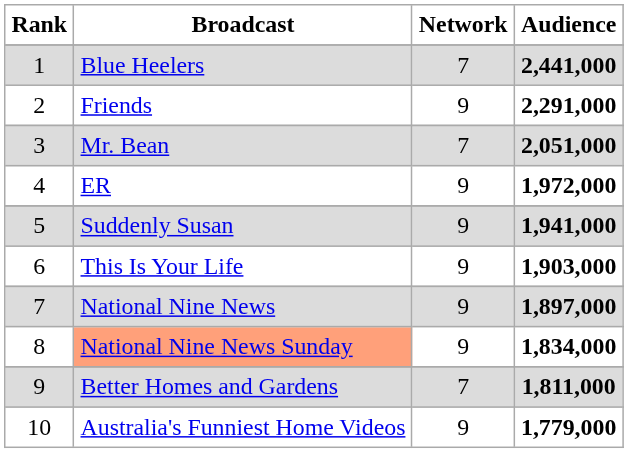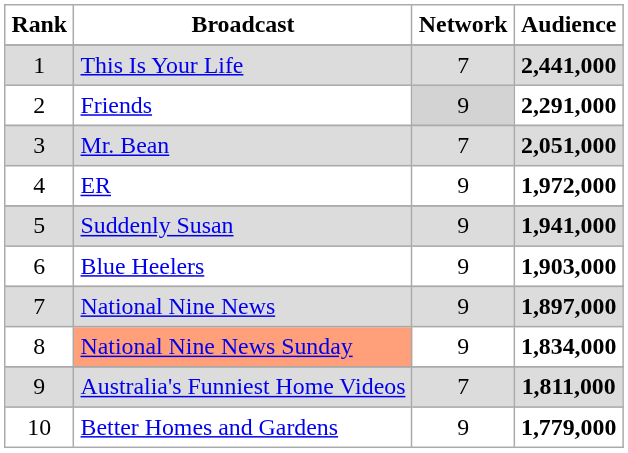(142, 64) Blue Heelers -> (162, 64) This Is Your Life
(463, 105) no background -> (463, 105) lightgrey background
(162, 265) This Is Your Life -> (142, 265) Blue Heelers
(209, 386) Better Homes and Gardens -> (243, 386) Australia's Funniest Home Videos
(243, 426) Australia's Funniest Home Videos -> (209, 426) Better Homes and Gardens
